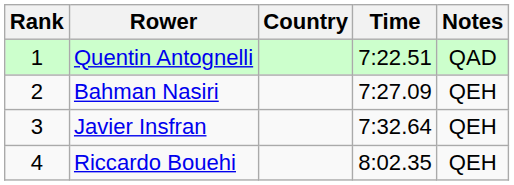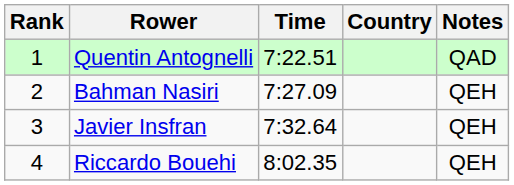columns swapped: (306, 22) <-> (395, 22)
